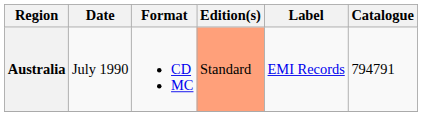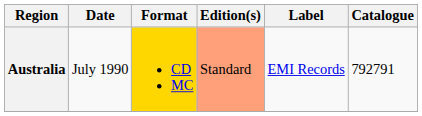(164, 77) no background -> (164, 77) gold background
(373, 69) 794791 -> (373, 69) 792791
